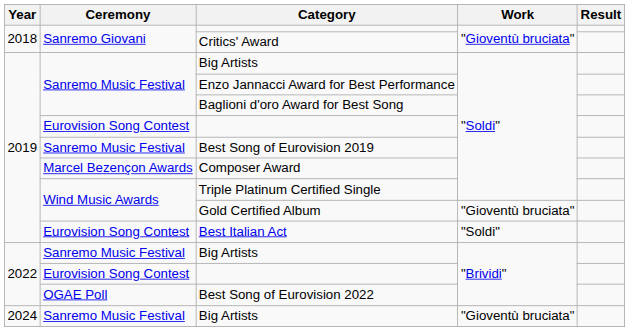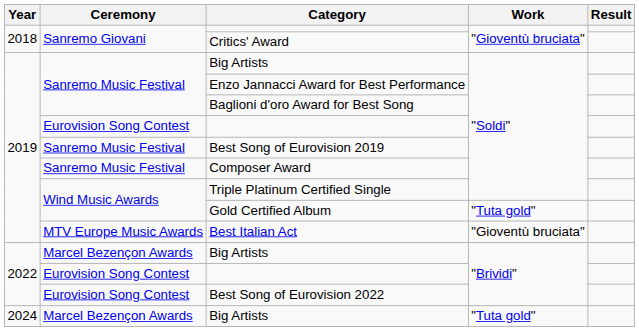(118, 168) Marcel Bezençon Awards -> (114, 168) Sanremo Music Festival
(518, 210) "Gioventù bruciata" -> (503, 210) "Tuta gold"
(116, 231) Eurovision Song Contest -> (123, 231) MTV Europe Music Awards
(480, 231) "Soldi" -> (528, 231) "Gioventù bruciata"
(114, 252) Sanremo Music Festival -> (118, 252) Marcel Bezençon Awards
(75, 294) OGAE Poll -> (116, 294) Eurovision Song Contest
(114, 316) Sanremo Music Festival -> (118, 316) Marcel Bezençon Awards
(518, 316) "Gioventù bruciata" -> (503, 316) "Tuta gold"
